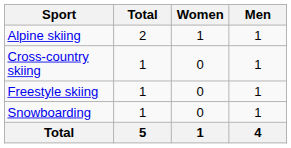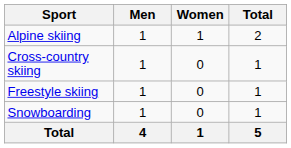columns swapped: (258, 15) <-> (143, 15)
